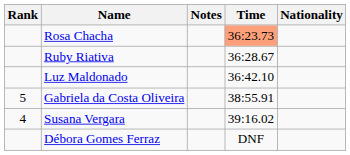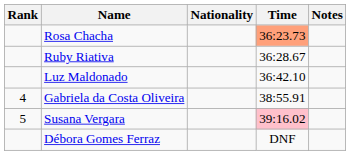columns swapped: (311, 14) <-> (206, 14)
(23, 98) 5 -> (23, 98) 4
(23, 118) 4 -> (23, 118) 5
(251, 118) no background -> (282, 118) pink background
